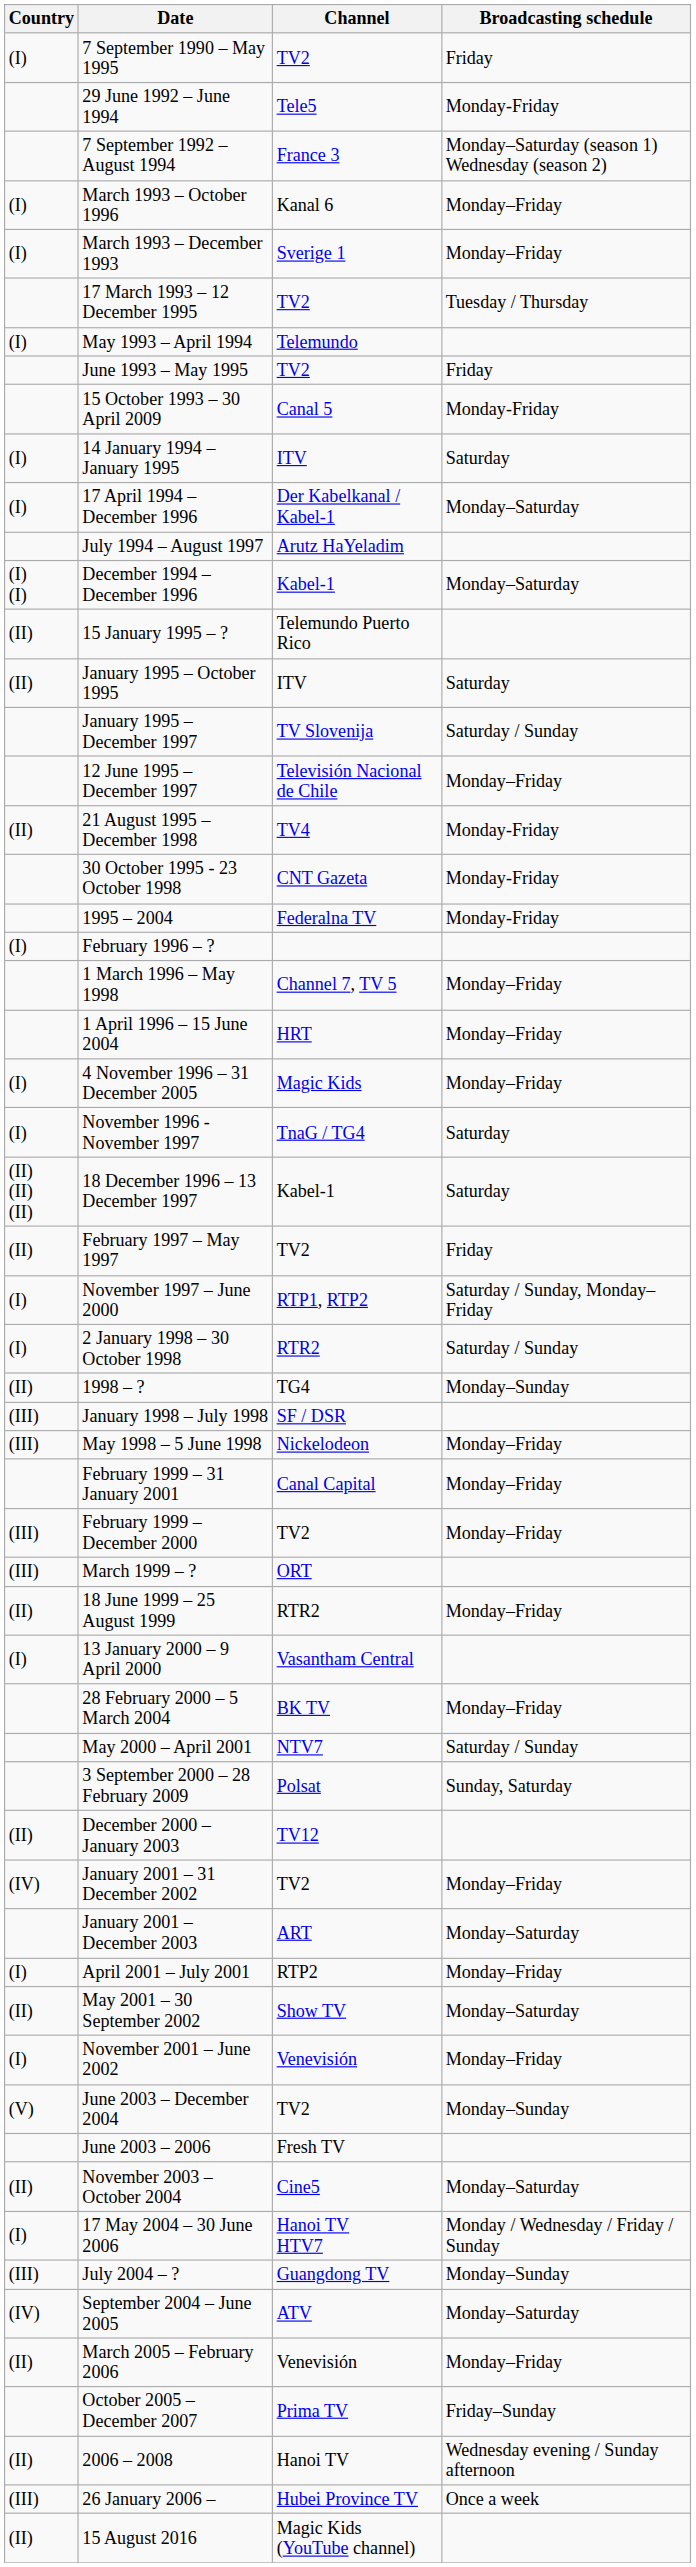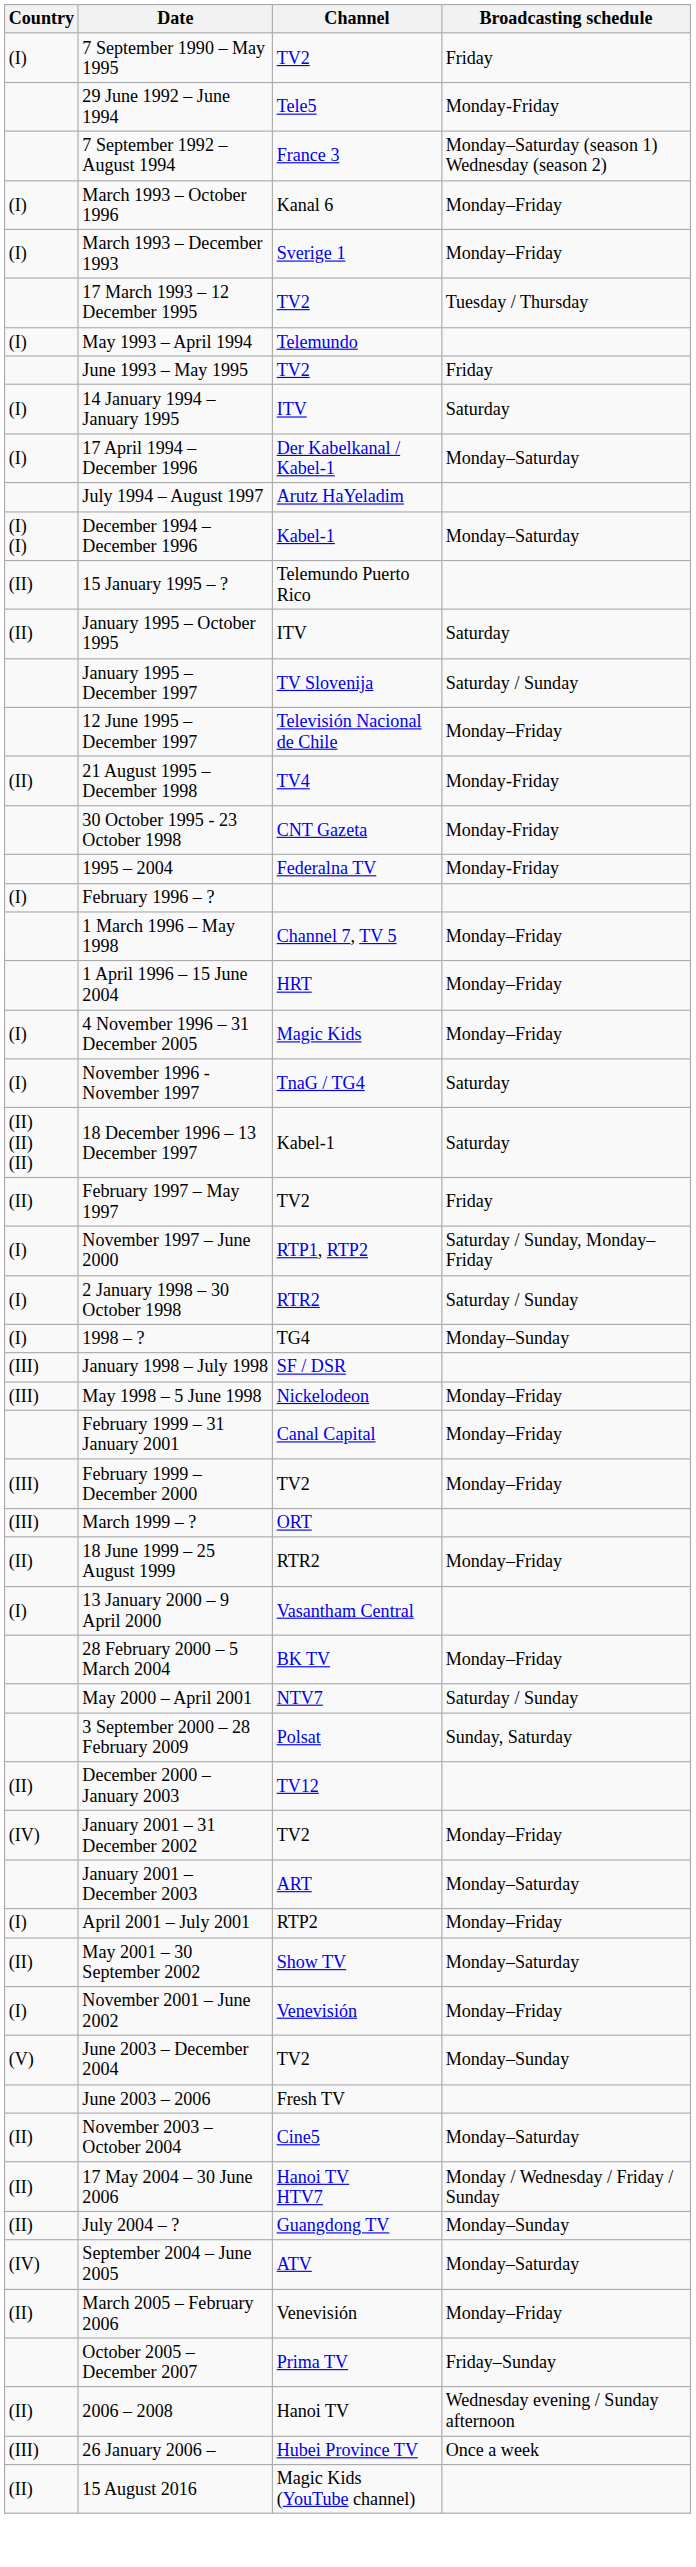- row: (161, 409)
(21, 1387) (II) -> (18, 1338) (I)
(18, 2235) (I) -> (21, 2186) (II)
(24, 2274) (III) -> (21, 2225) (II)
